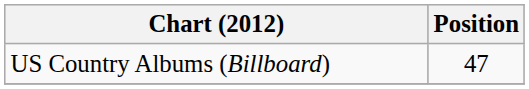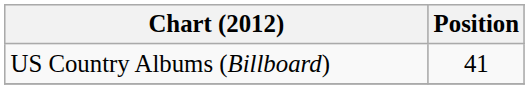(476, 63) 47 -> (476, 63) 41
